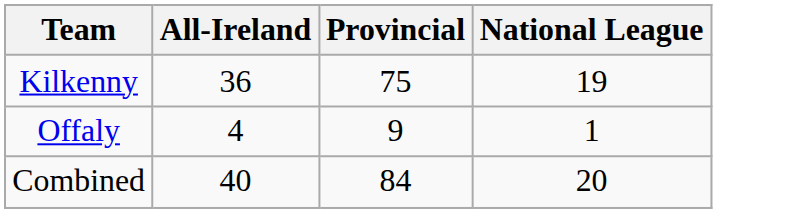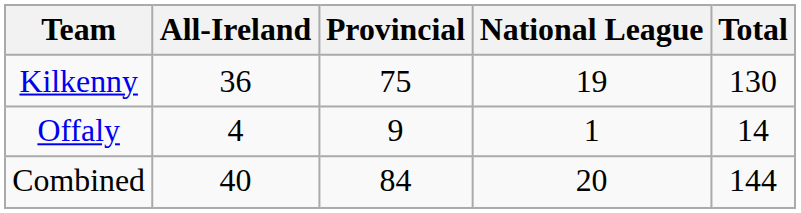+ column: (753, 29)
